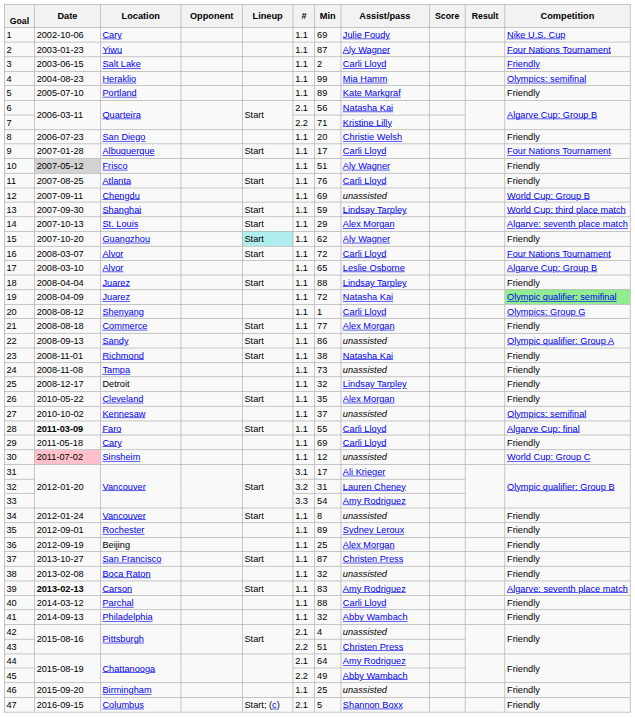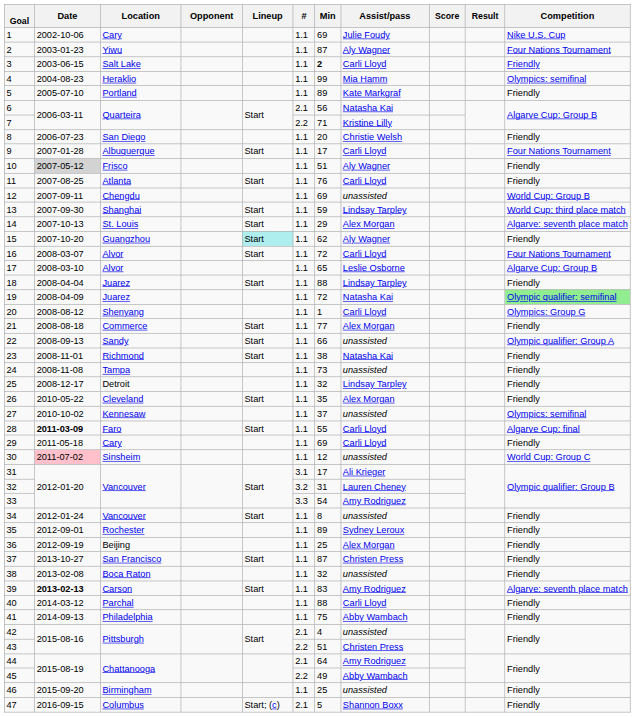(320, 64) normal -> (320, 64) bold
(322, 341) 86 -> (322, 341) 66
(322, 618) 32 -> (322, 618) 75
